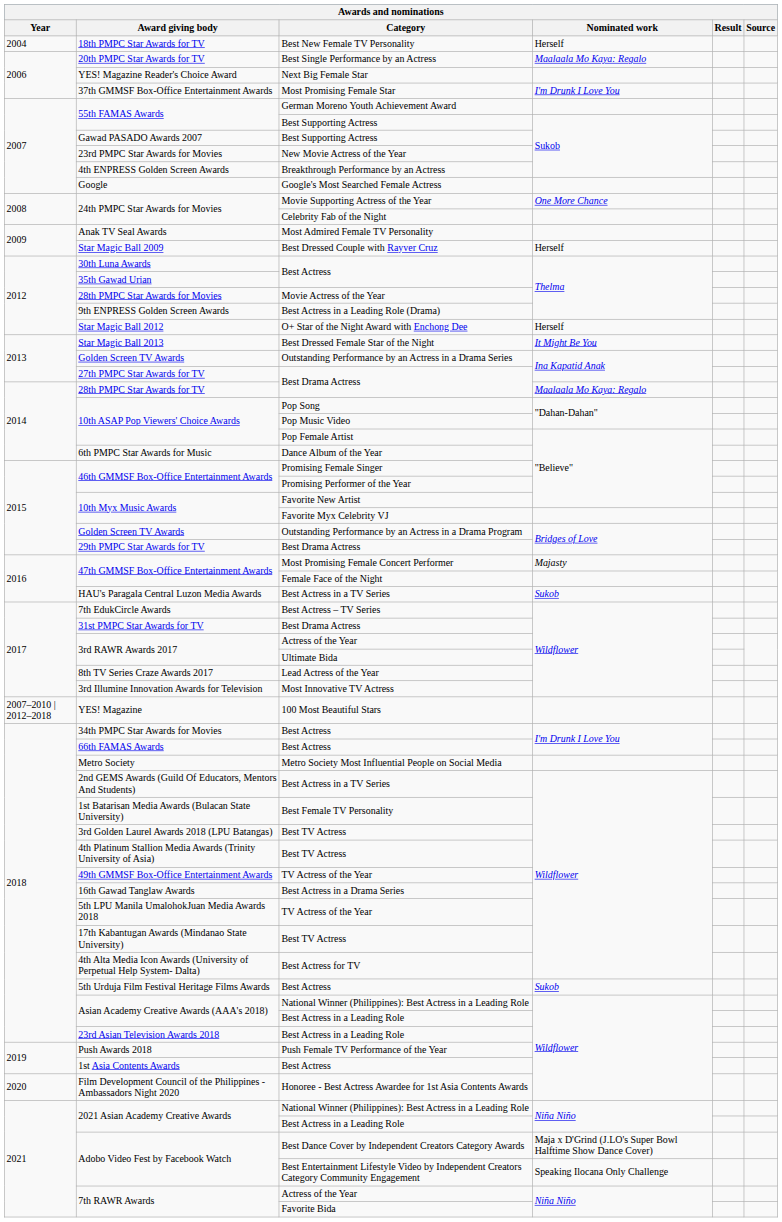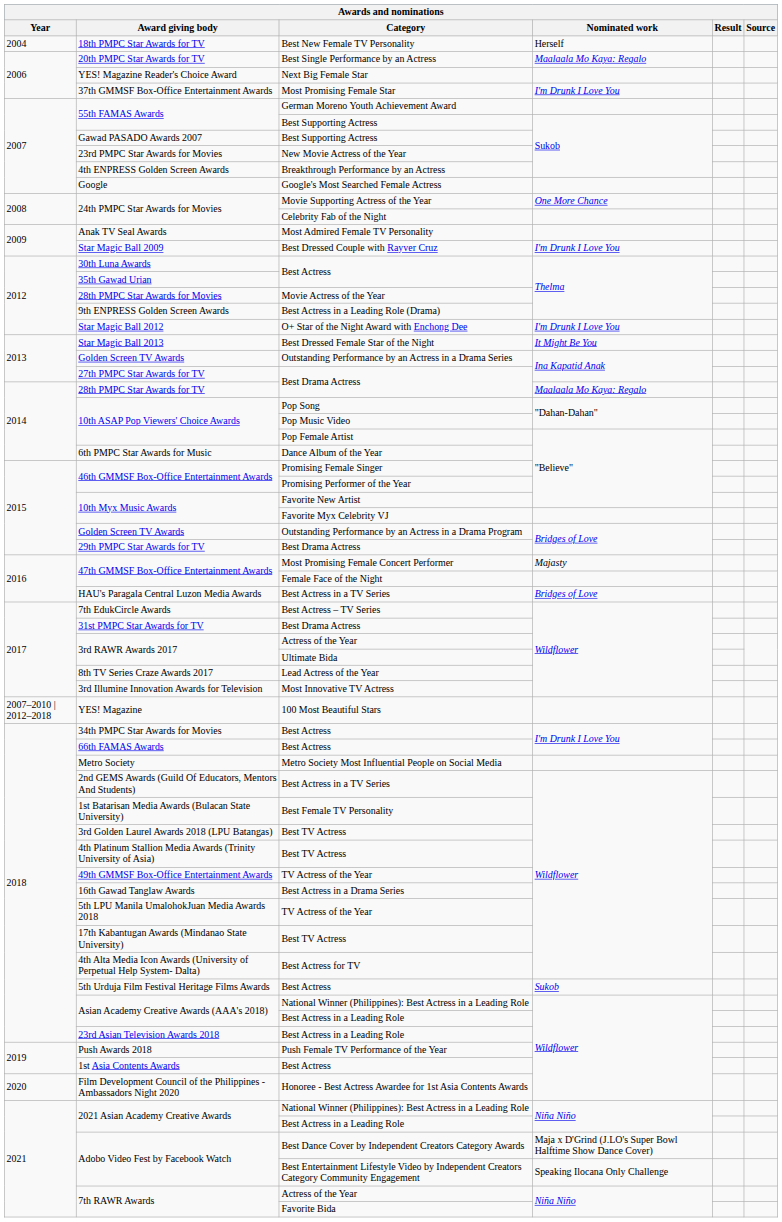(549, 248) Herself -> (577, 248) I'm Drunk I Love You
(549, 327) Herself -> (577, 327) I'm Drunk I Love You
(547, 594) Sukob -> (566, 594) Bridges of Love
